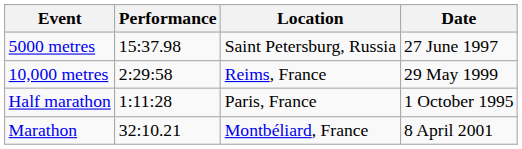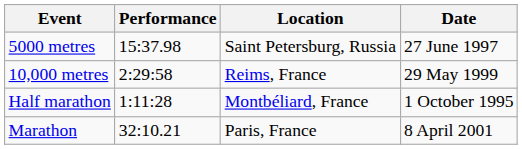(271, 102) Paris, France -> (297, 102) Montbéliard, France
(297, 130) Montbéliard, France -> (271, 130) Paris, France
